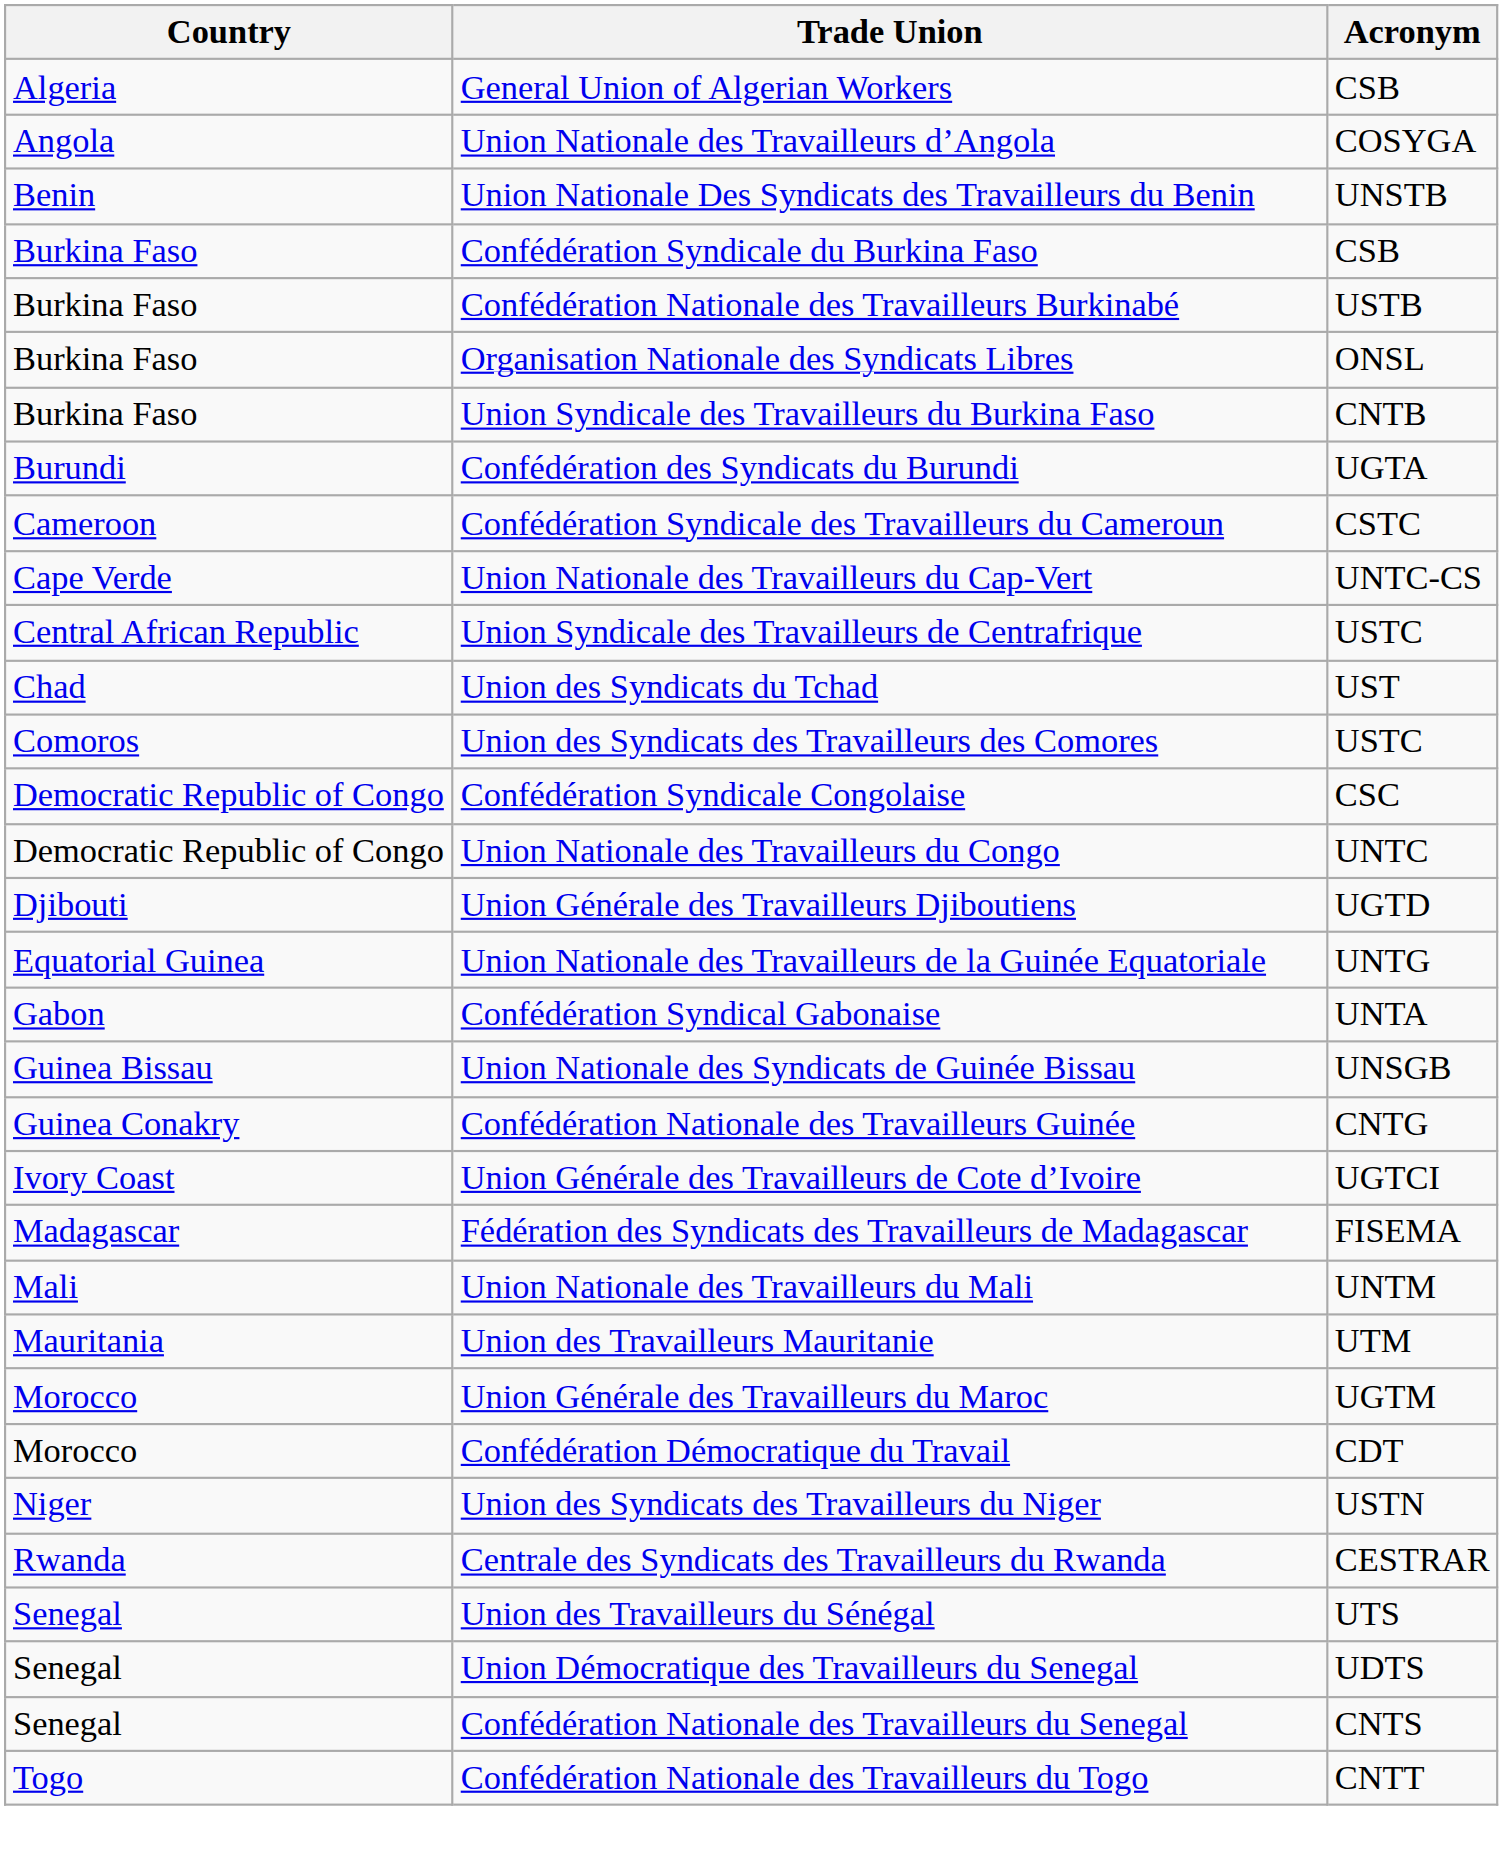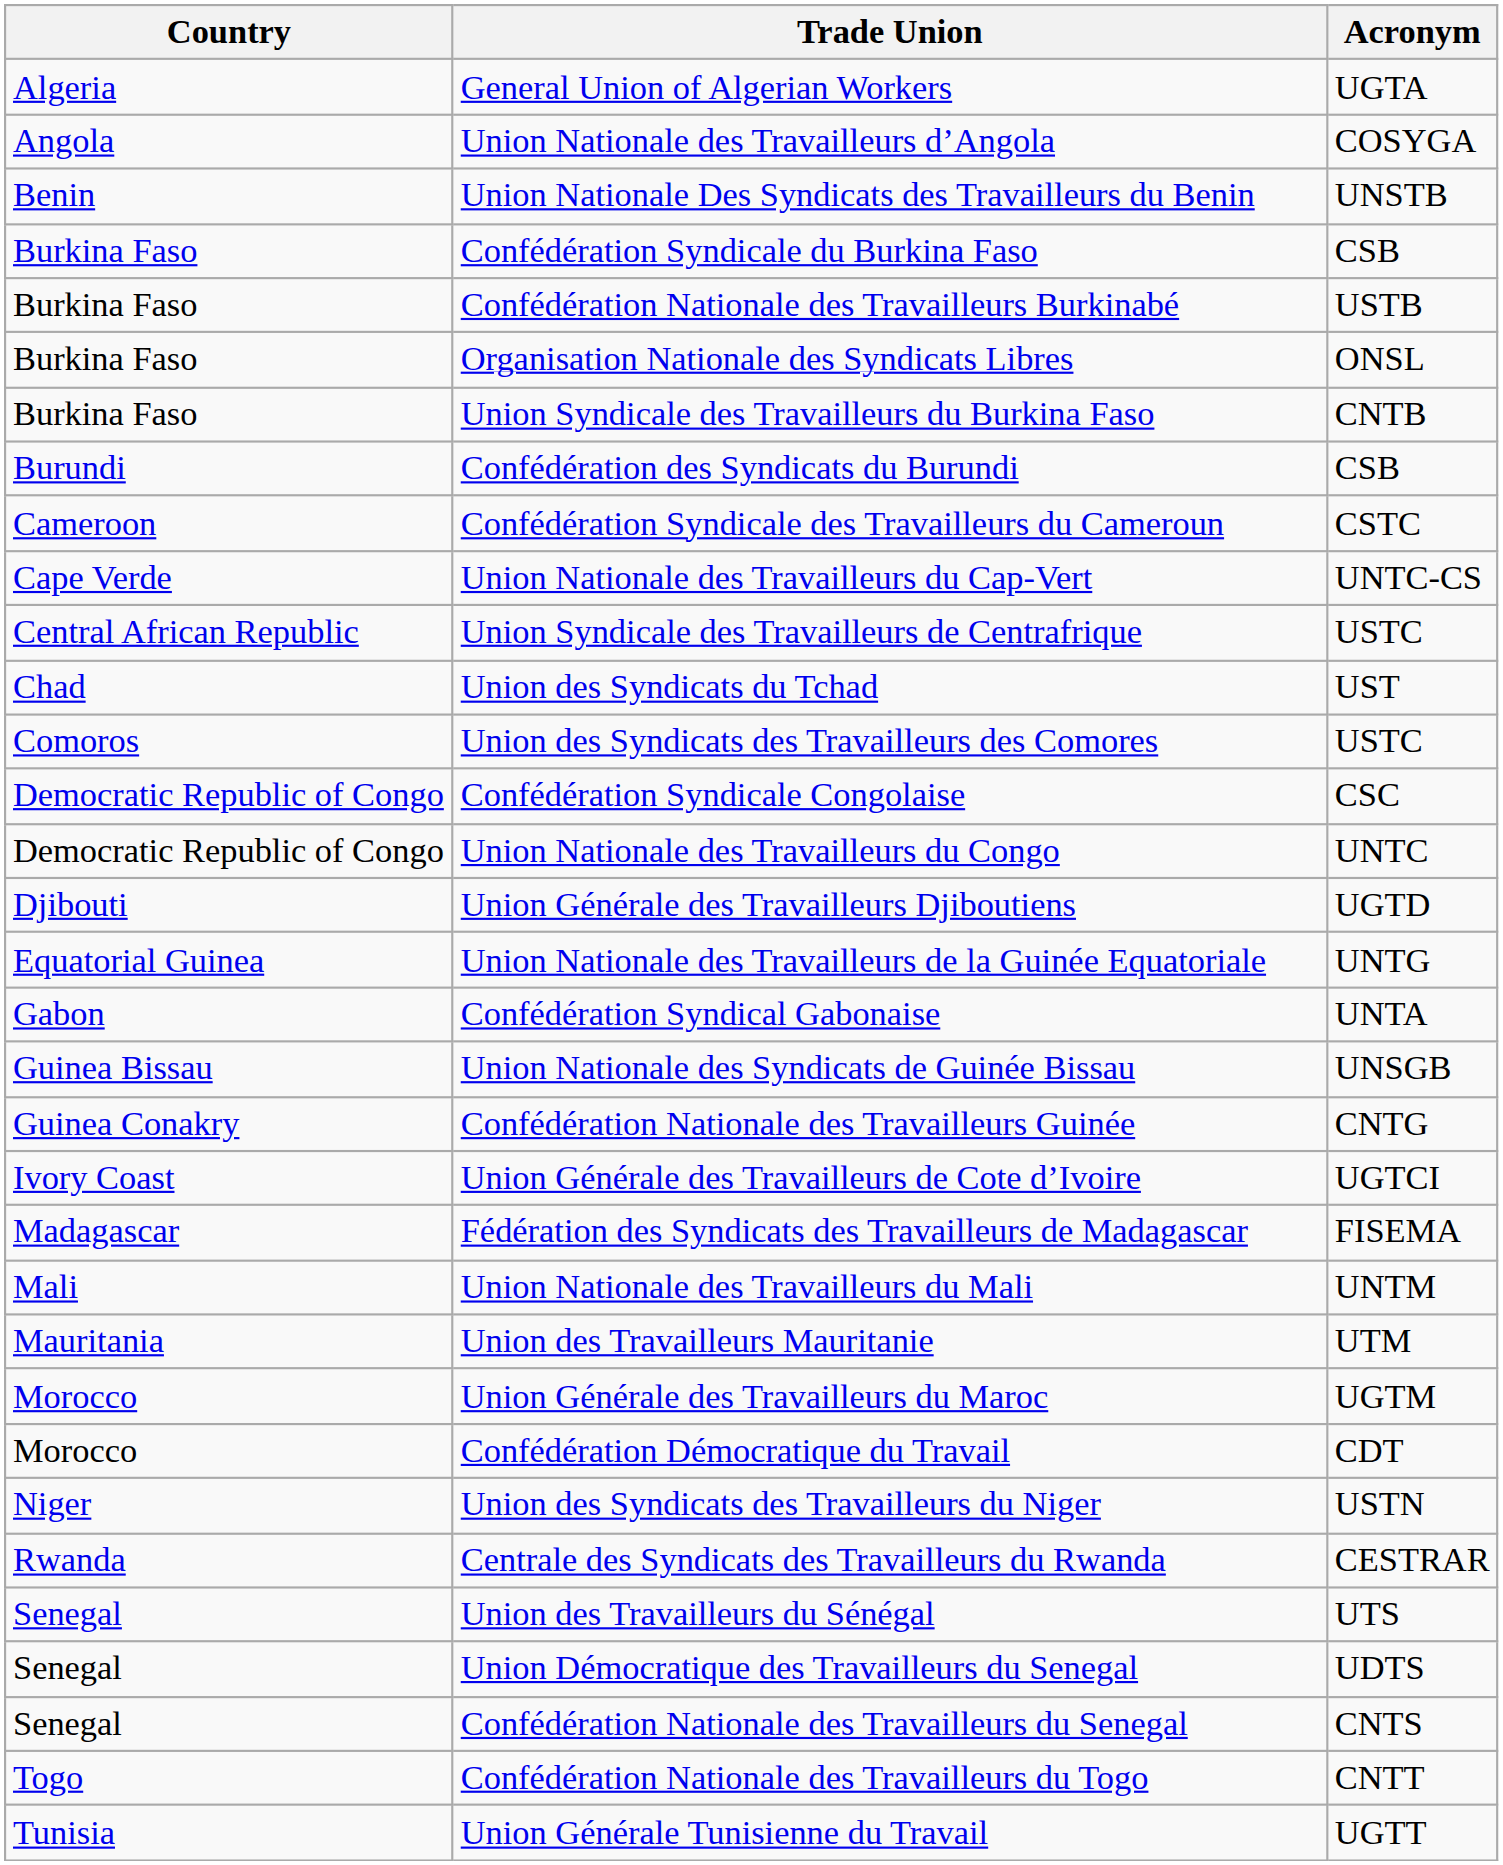(1367, 86) CSB -> (1381, 86) UGTA
(1381, 468) UGTA -> (1367, 468) CSB
+ row: (724, 1832)
